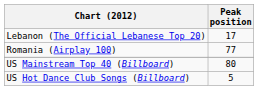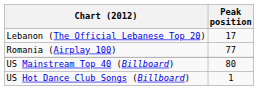(231, 78) 5 -> (231, 78) 1
